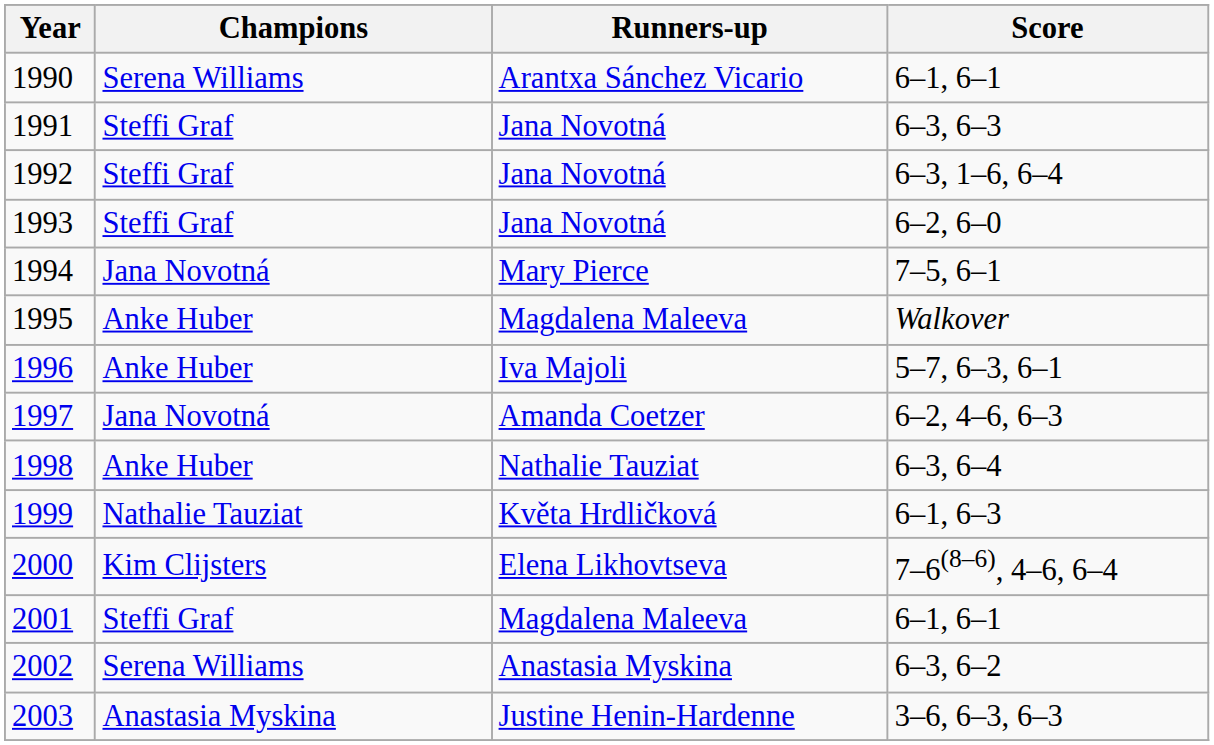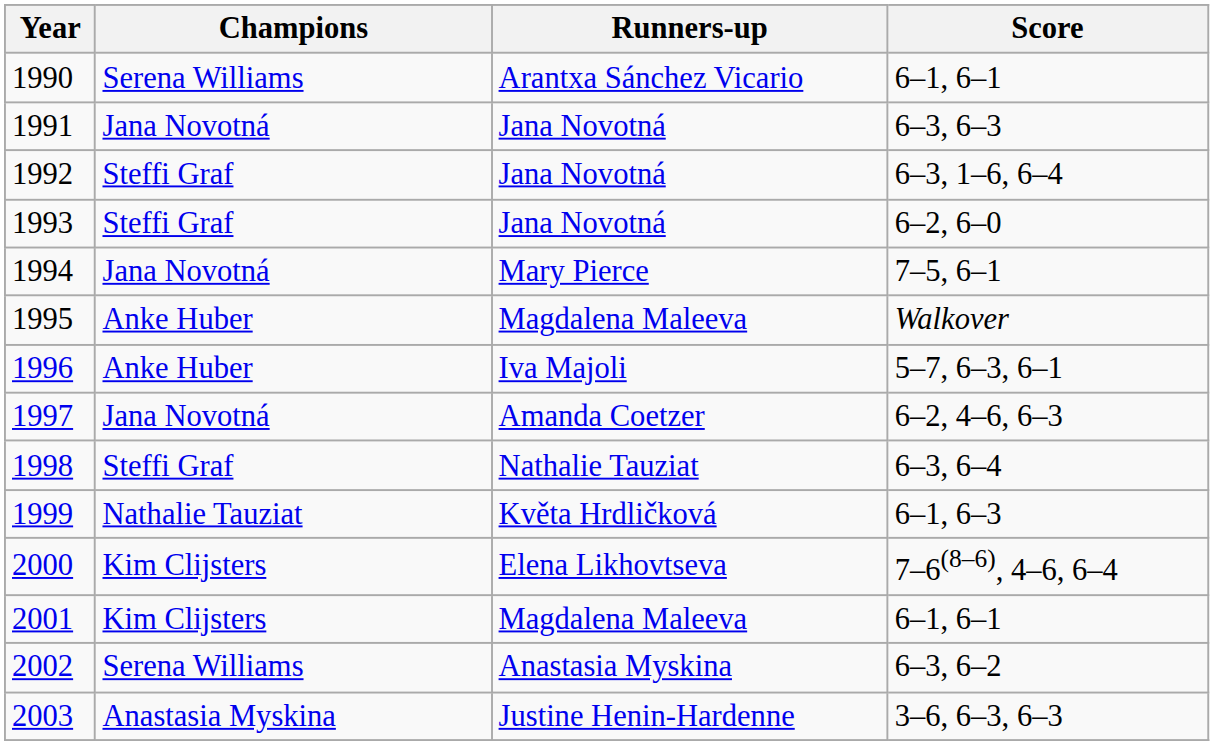(168, 125) Steffi Graf -> (186, 125) Jana Novotná
(178, 464) Anke Huber -> (168, 464) Steffi Graf
(168, 618) Steffi Graf -> (184, 618) Kim Clijsters
